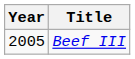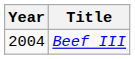(27, 42) 2005 -> (27, 42) 2004
